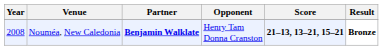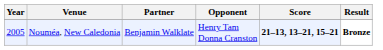(16, 32) 2008 -> (16, 32) 2005
(162, 32) bold -> (159, 32) normal
